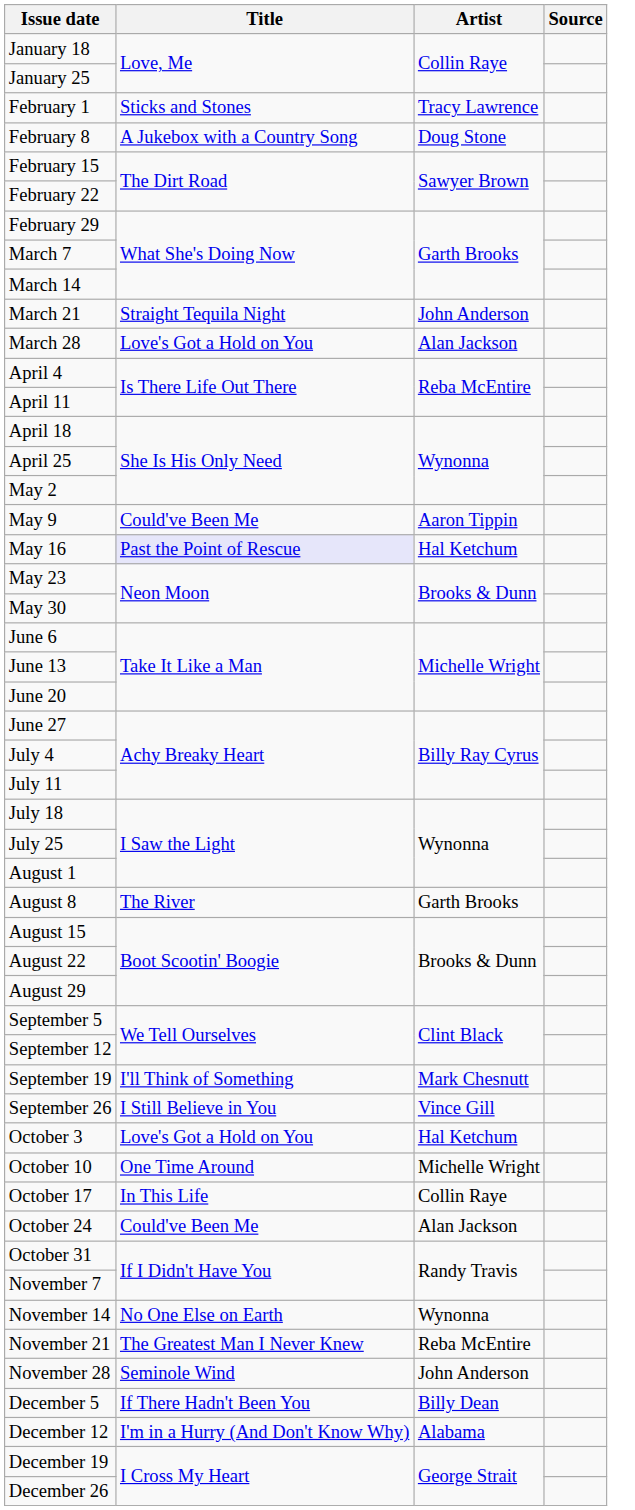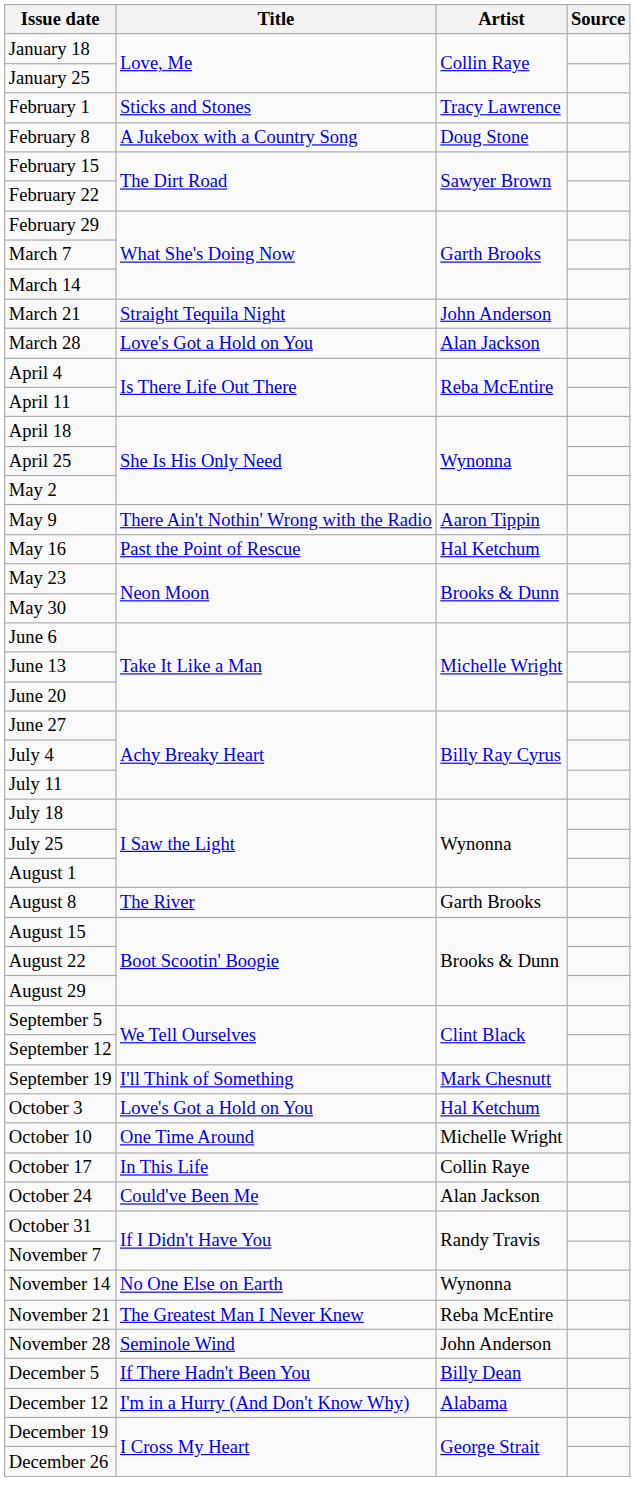(189, 519) Could've Been Me -> (276, 519) There Ain't Nothin' Wrong with the Radio
(210, 549) lavender background -> (210, 549) no background
- row: (60, 1108)
